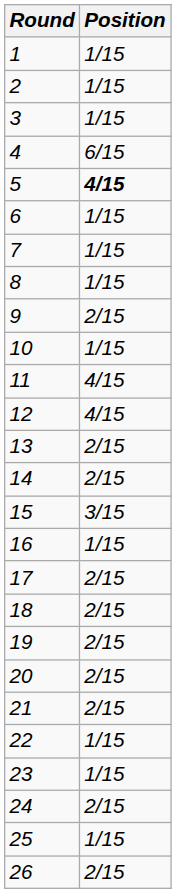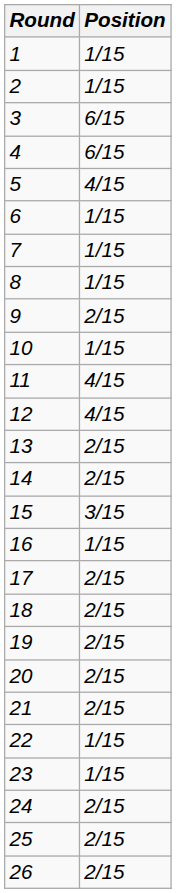(104, 119) 1/15 -> (104, 119) 6/15
(104, 184) bold -> (104, 184) normal
(104, 839) 1/15 -> (104, 839) 2/15
